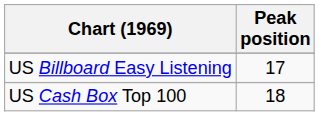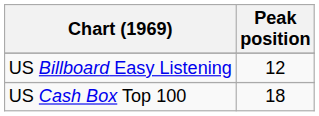(275, 67) 17 -> (275, 67) 12
